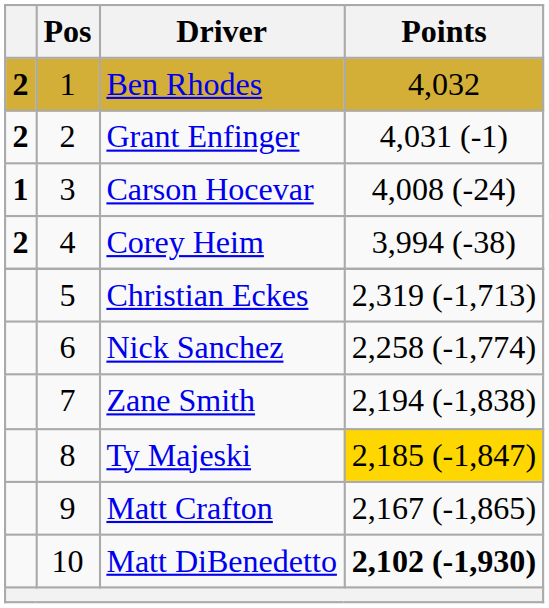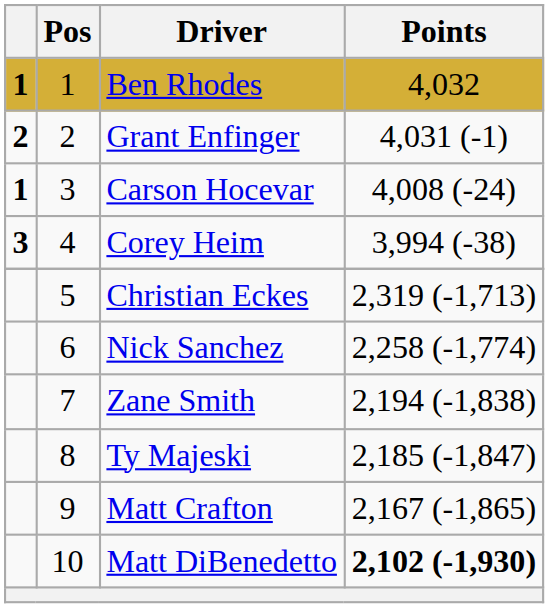(21, 84) 2 -> (21, 84) 1
(21, 242) 2 -> (21, 242) 3
(444, 454) gold background -> (444, 454) no background
